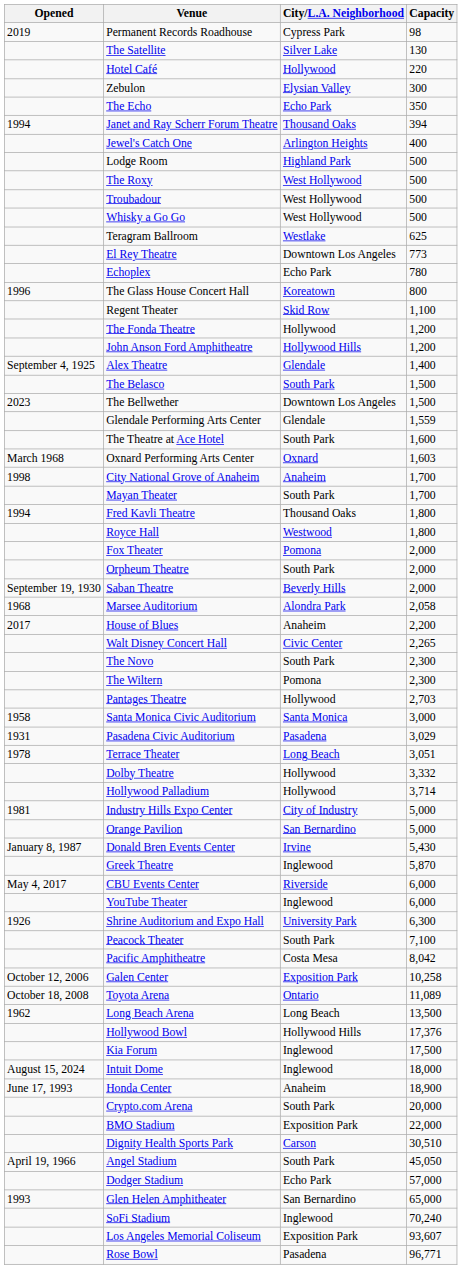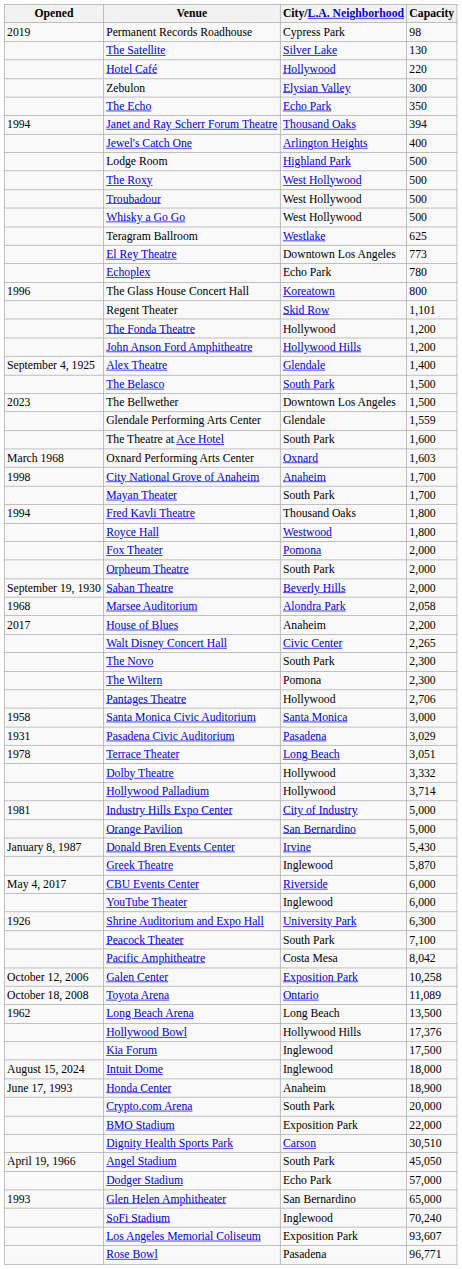(423, 310) 1,100 -> (423, 310) 1,101
(423, 699) 2,703 -> (423, 699) 2,706
